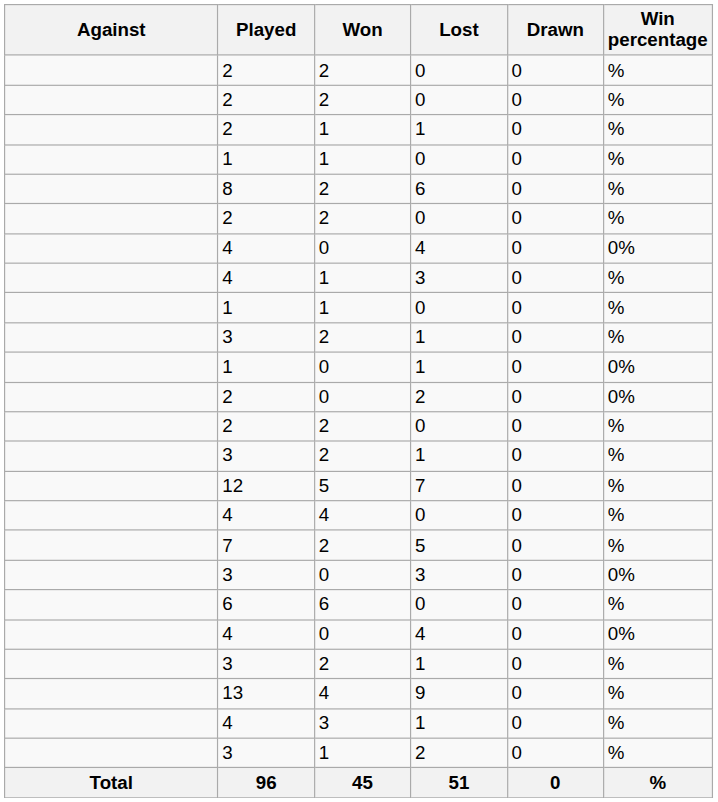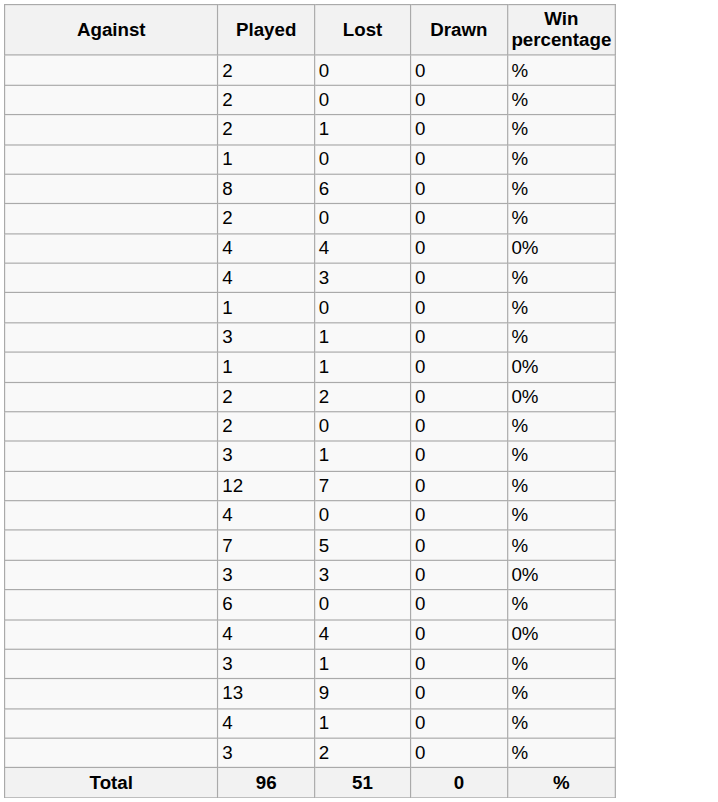- column: (363, 29)
